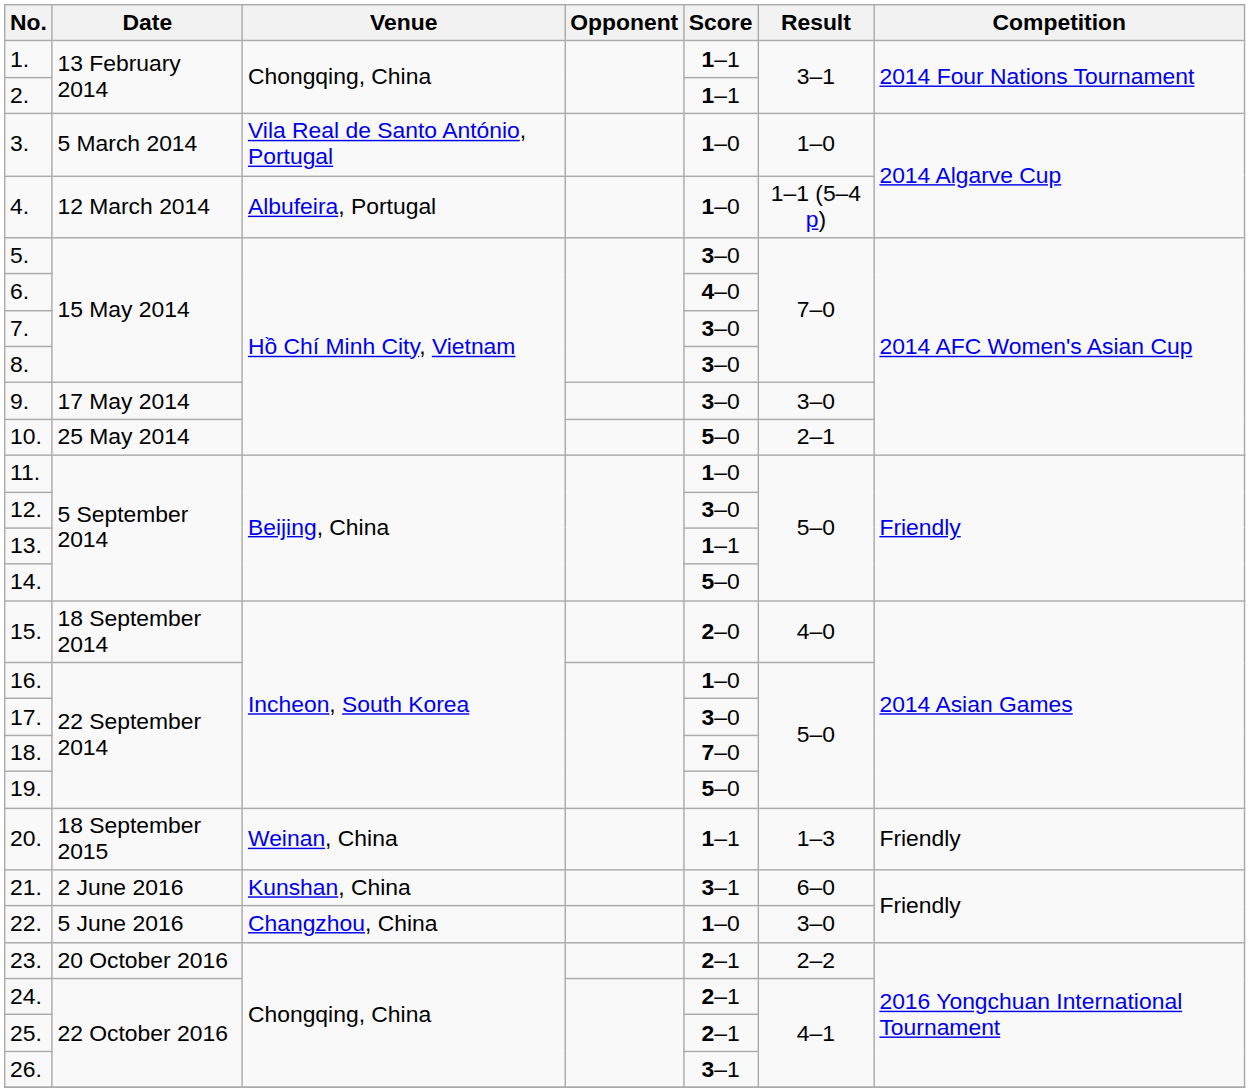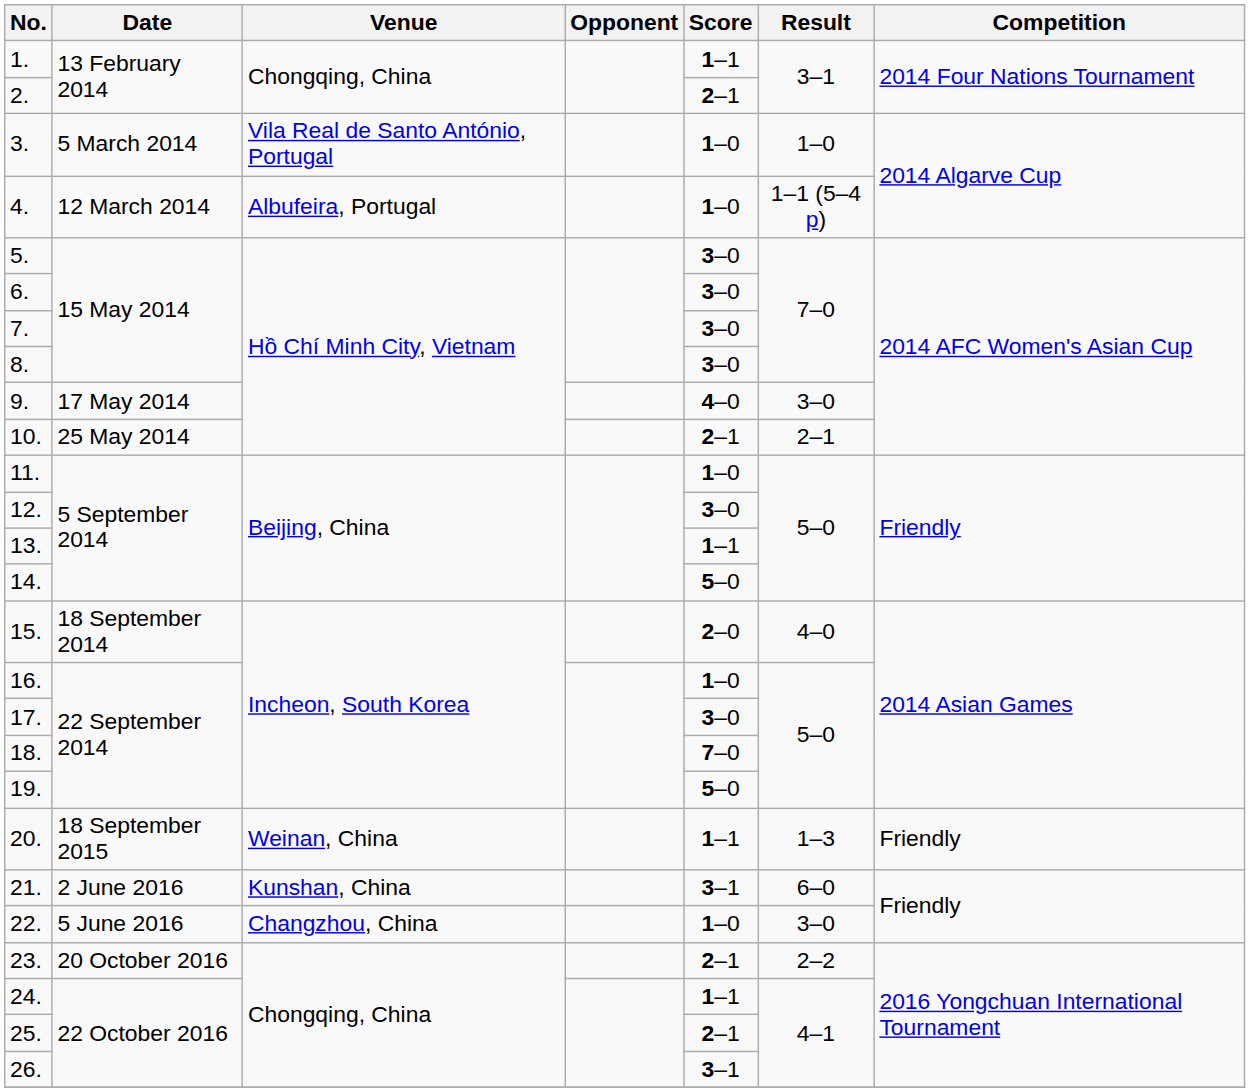(721, 95) 1–1 -> (721, 95) 2–1
(721, 291) 4–0 -> (721, 291) 3–0
(721, 400) 3–0 -> (721, 400) 4–0
(721, 436) 5–0 -> (721, 436) 2–1
(721, 996) 2–1 -> (721, 996) 1–1
